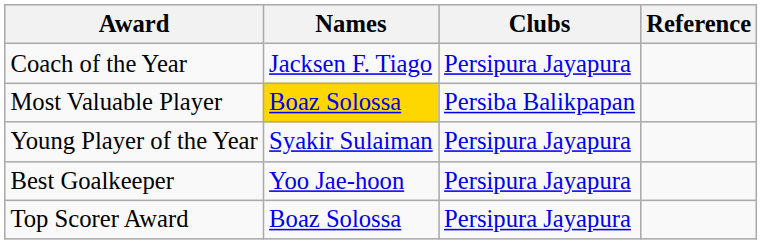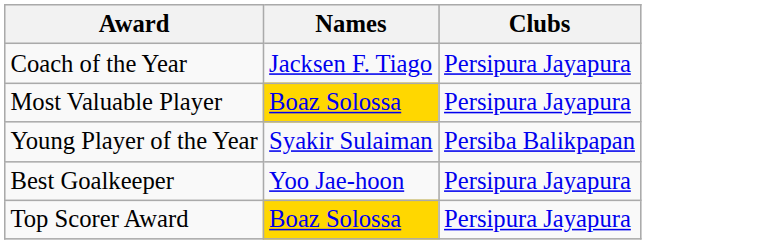- column: (699, 24)
(540, 102) Persiba Balikpapan -> (537, 102) Persipura Jayapura
(537, 141) Persipura Jayapura -> (540, 141) Persiba Balikpapan
(335, 219) no background -> (335, 219) gold background
